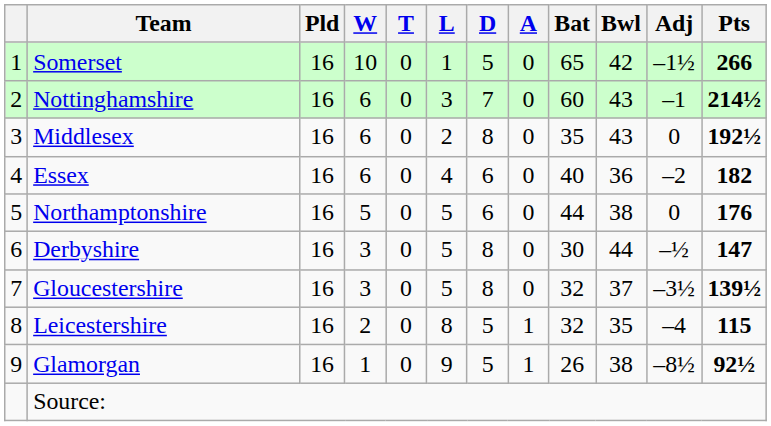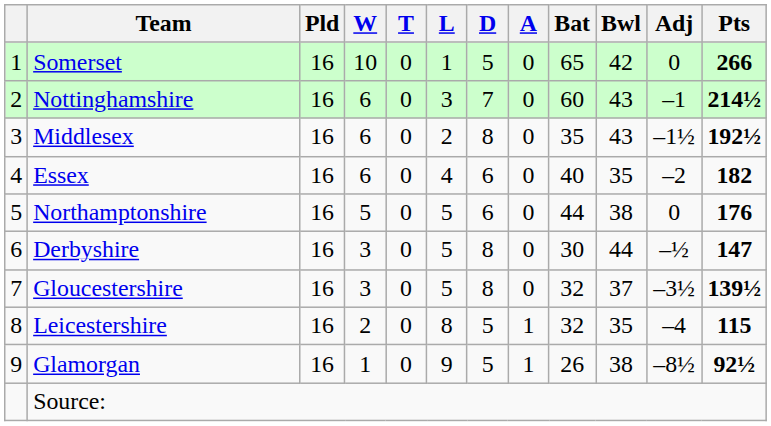(674, 61) –1½ -> (674, 61) 0
(674, 136) 0 -> (674, 136) –1½
(621, 174) 36 -> (621, 174) 35
